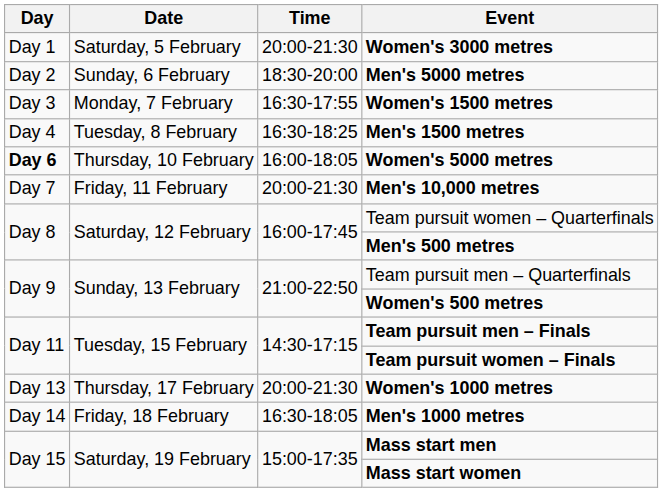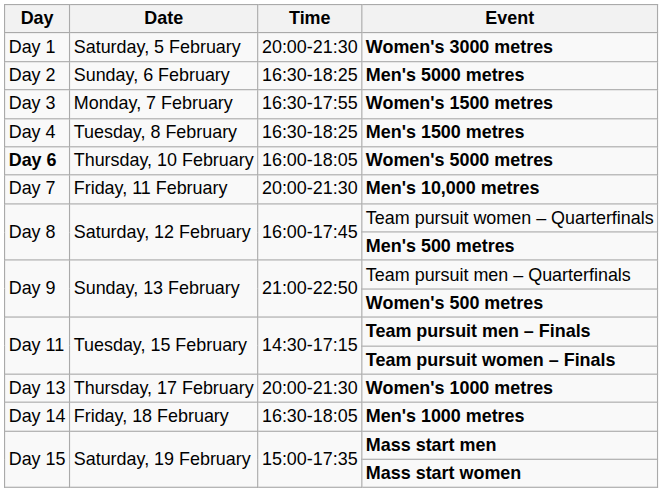(310, 75) 18:30-20:00 -> (310, 75) 16:30-18:25
